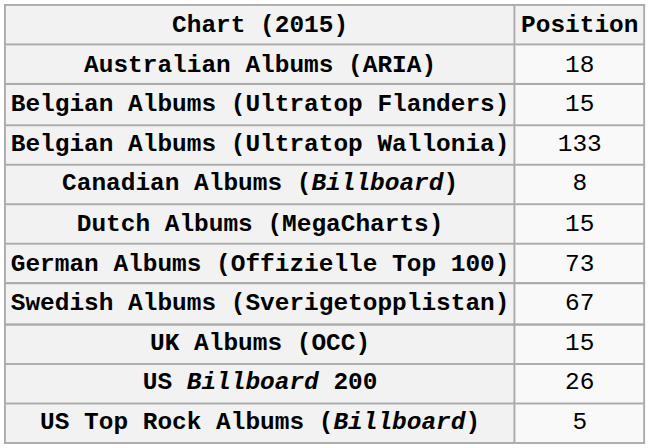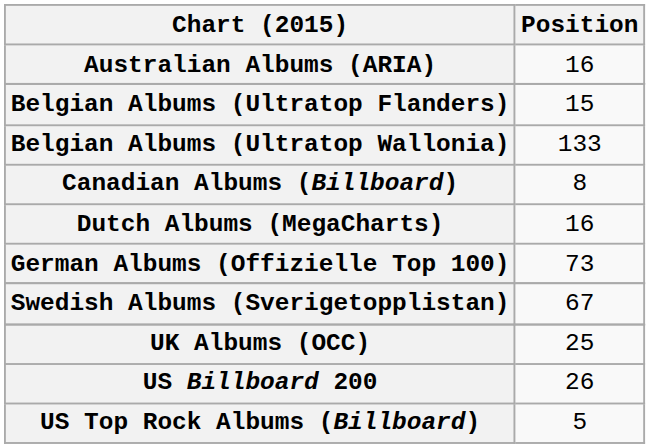(580, 65) 18 -> (580, 65) 16
(580, 224) 15 -> (580, 224) 16
(580, 344) 15 -> (580, 344) 25
